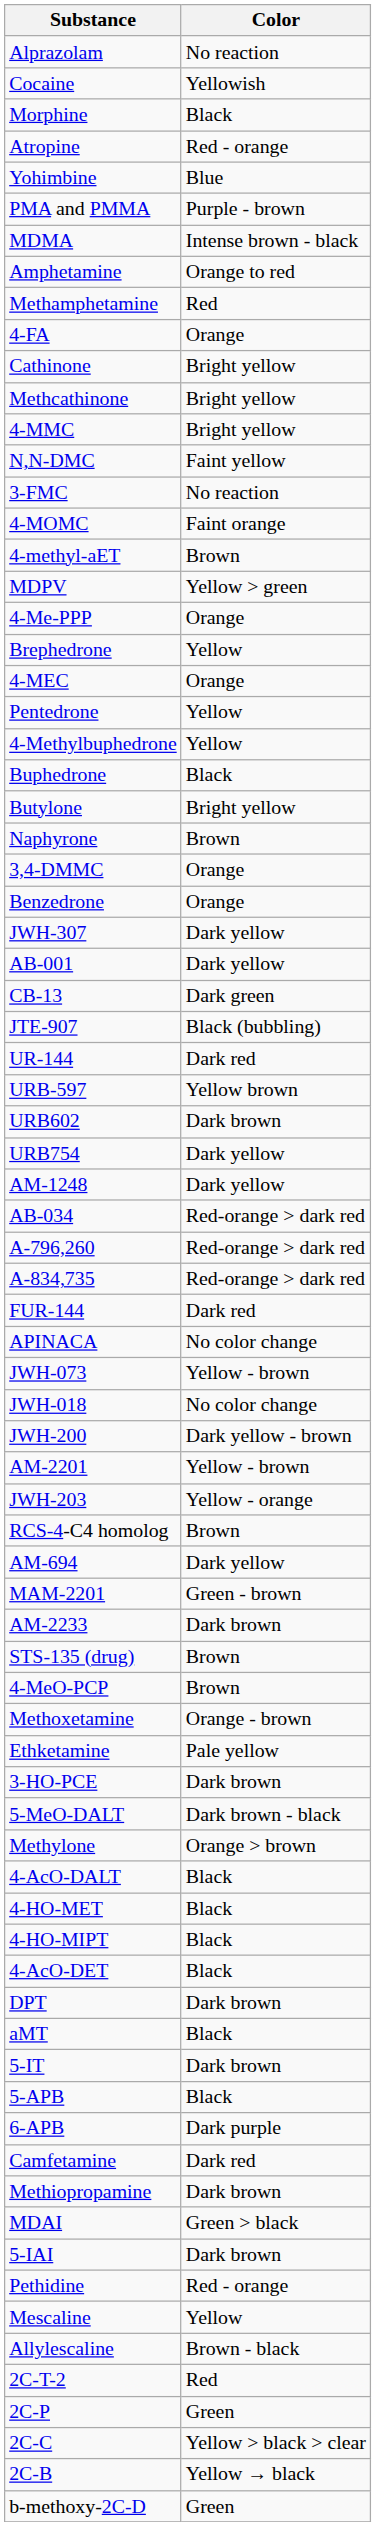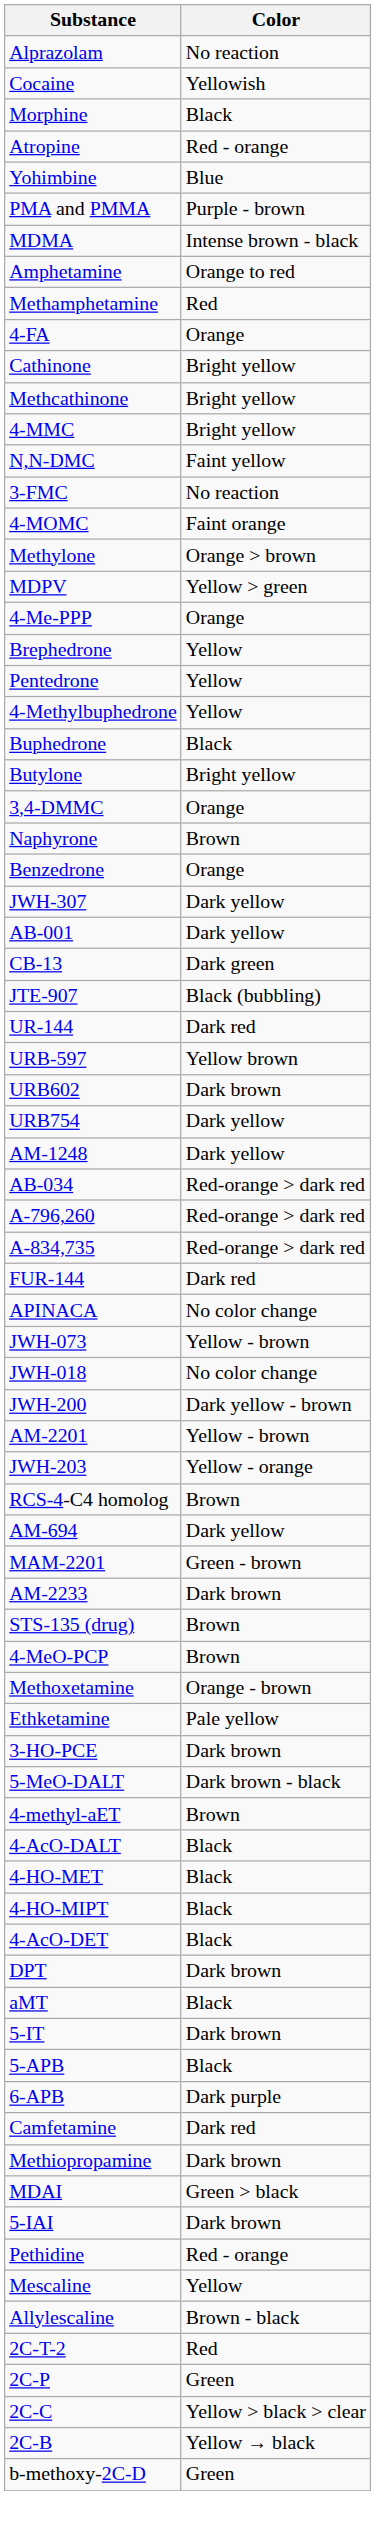rows swapped: (52, 1845) <-> (65, 555)
- row: (39, 680)
rows swapped: (56, 869) <-> (53, 838)
